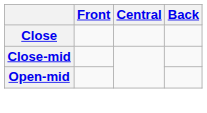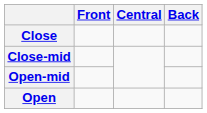+ row: (39, 98)
